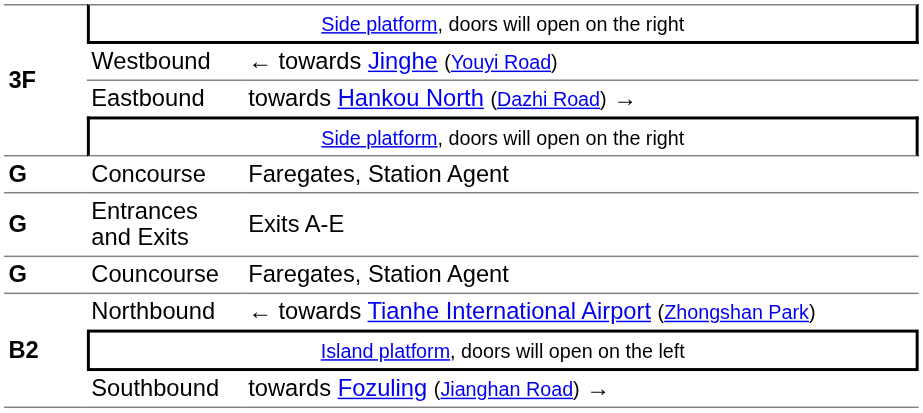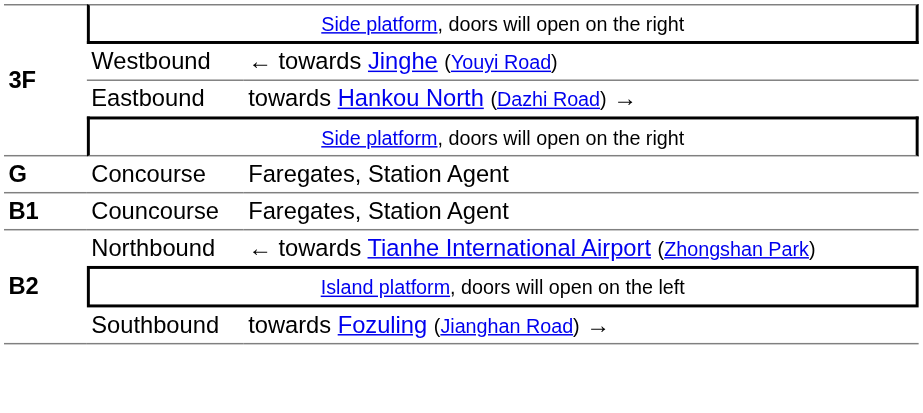- row: (145, 224)
(18, 274) G -> (24, 210) B1
